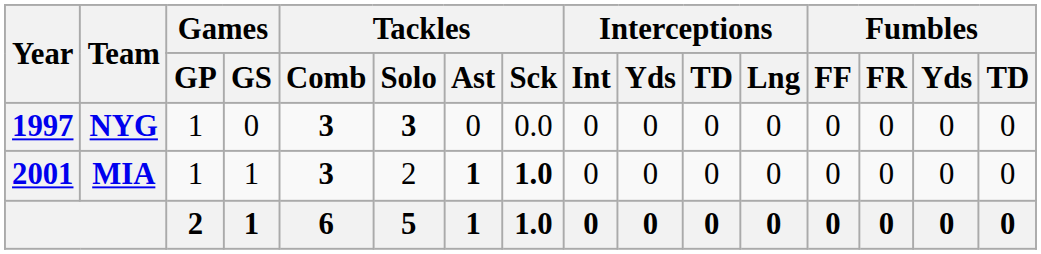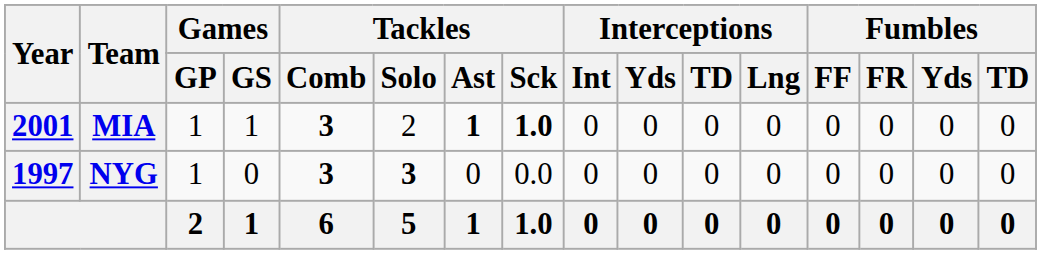rows swapped: (124, 126) <-> (124, 175)
